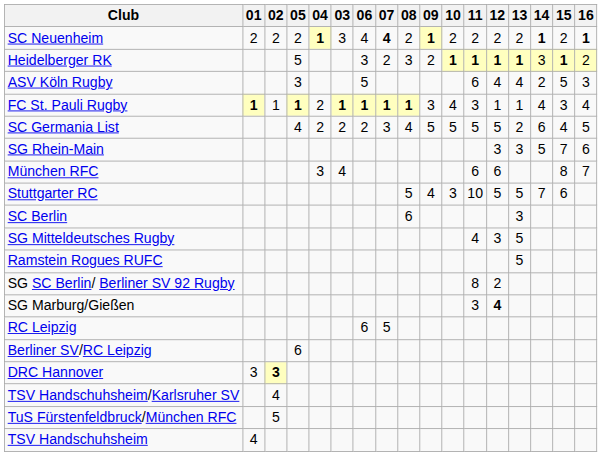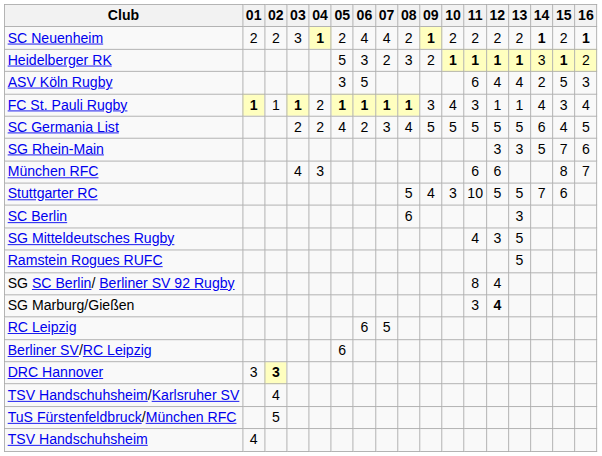columns swapped: (342, 15) <-> (298, 15)
(387, 37) bold -> (387, 37) normal
(519, 127) 2 -> (519, 127) 5
(497, 283) 2 -> (497, 283) 4
